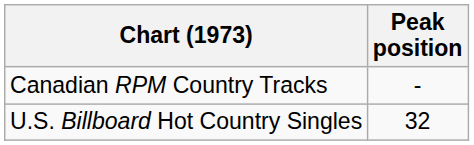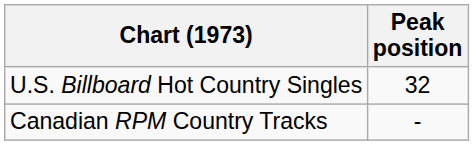rows swapped: (186, 121) <-> (169, 85)
